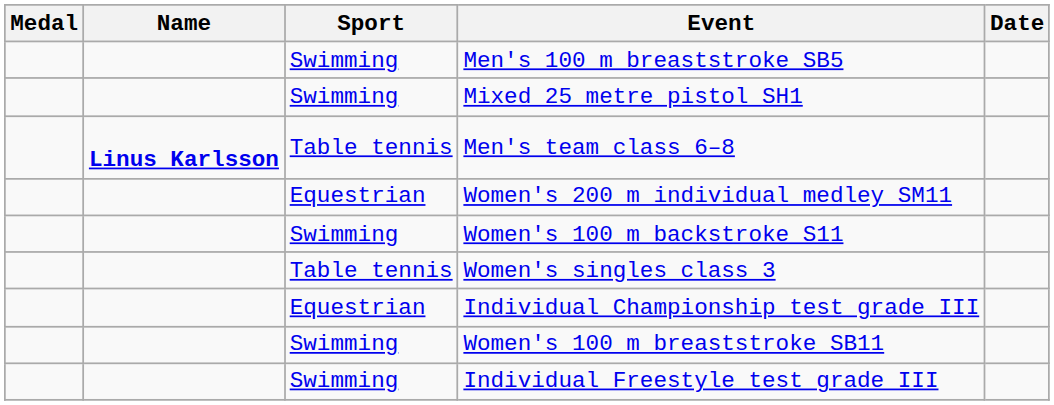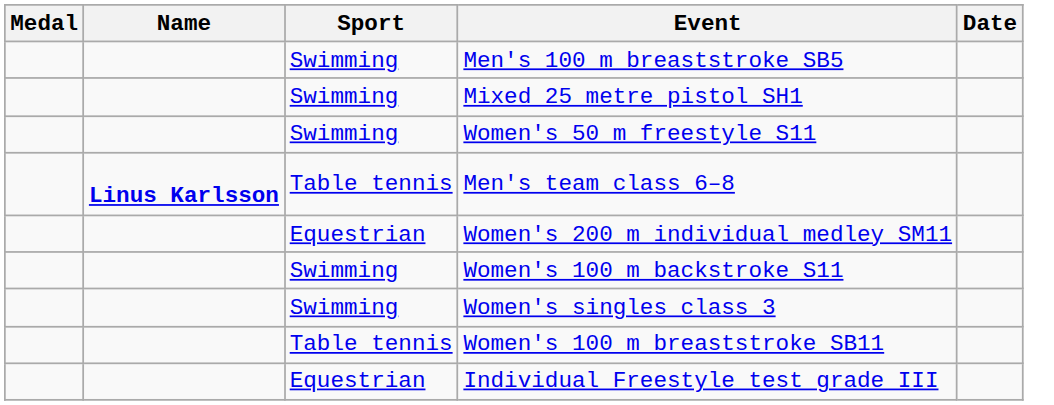+ row: (640, 134)
(371, 271) Table tennis -> (344, 307) Swimming
- row: (721, 307)
(344, 344) Swimming -> (371, 344) Table tennis
(344, 381) Swimming -> (358, 381) Equestrian
